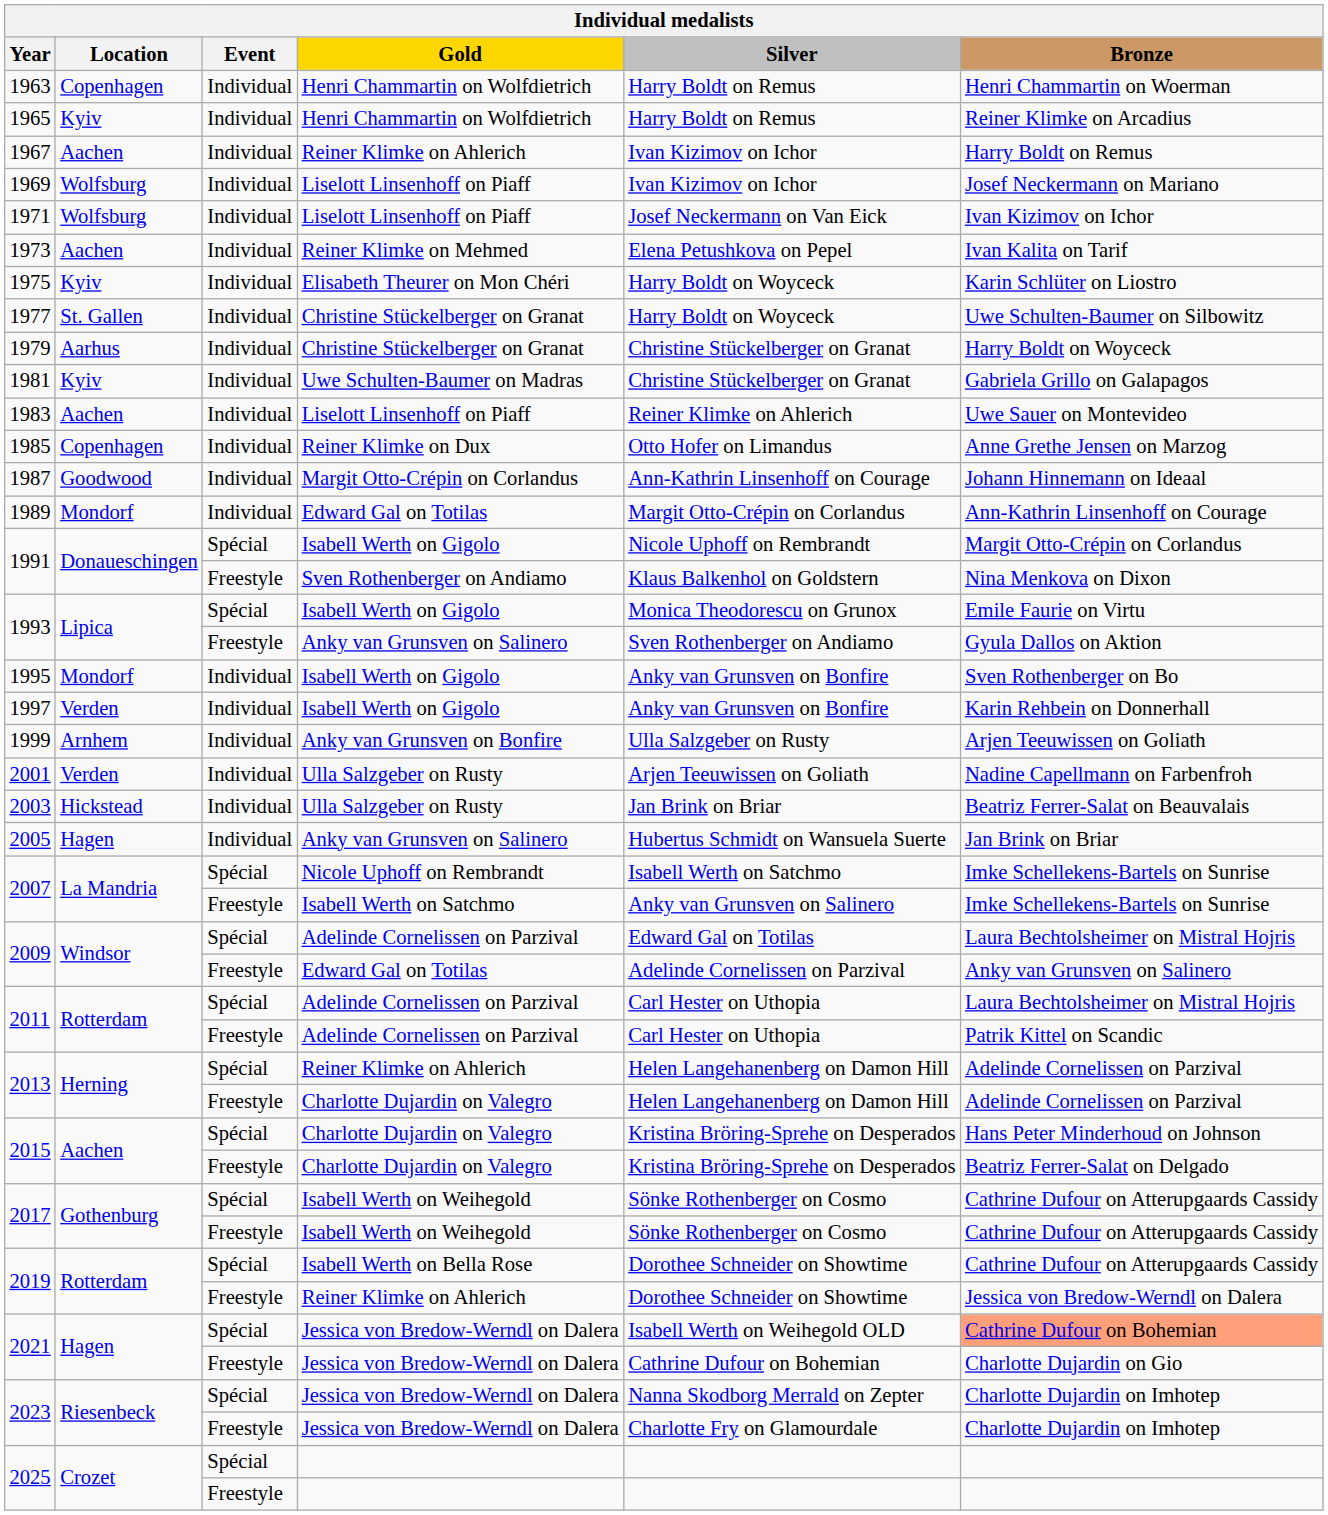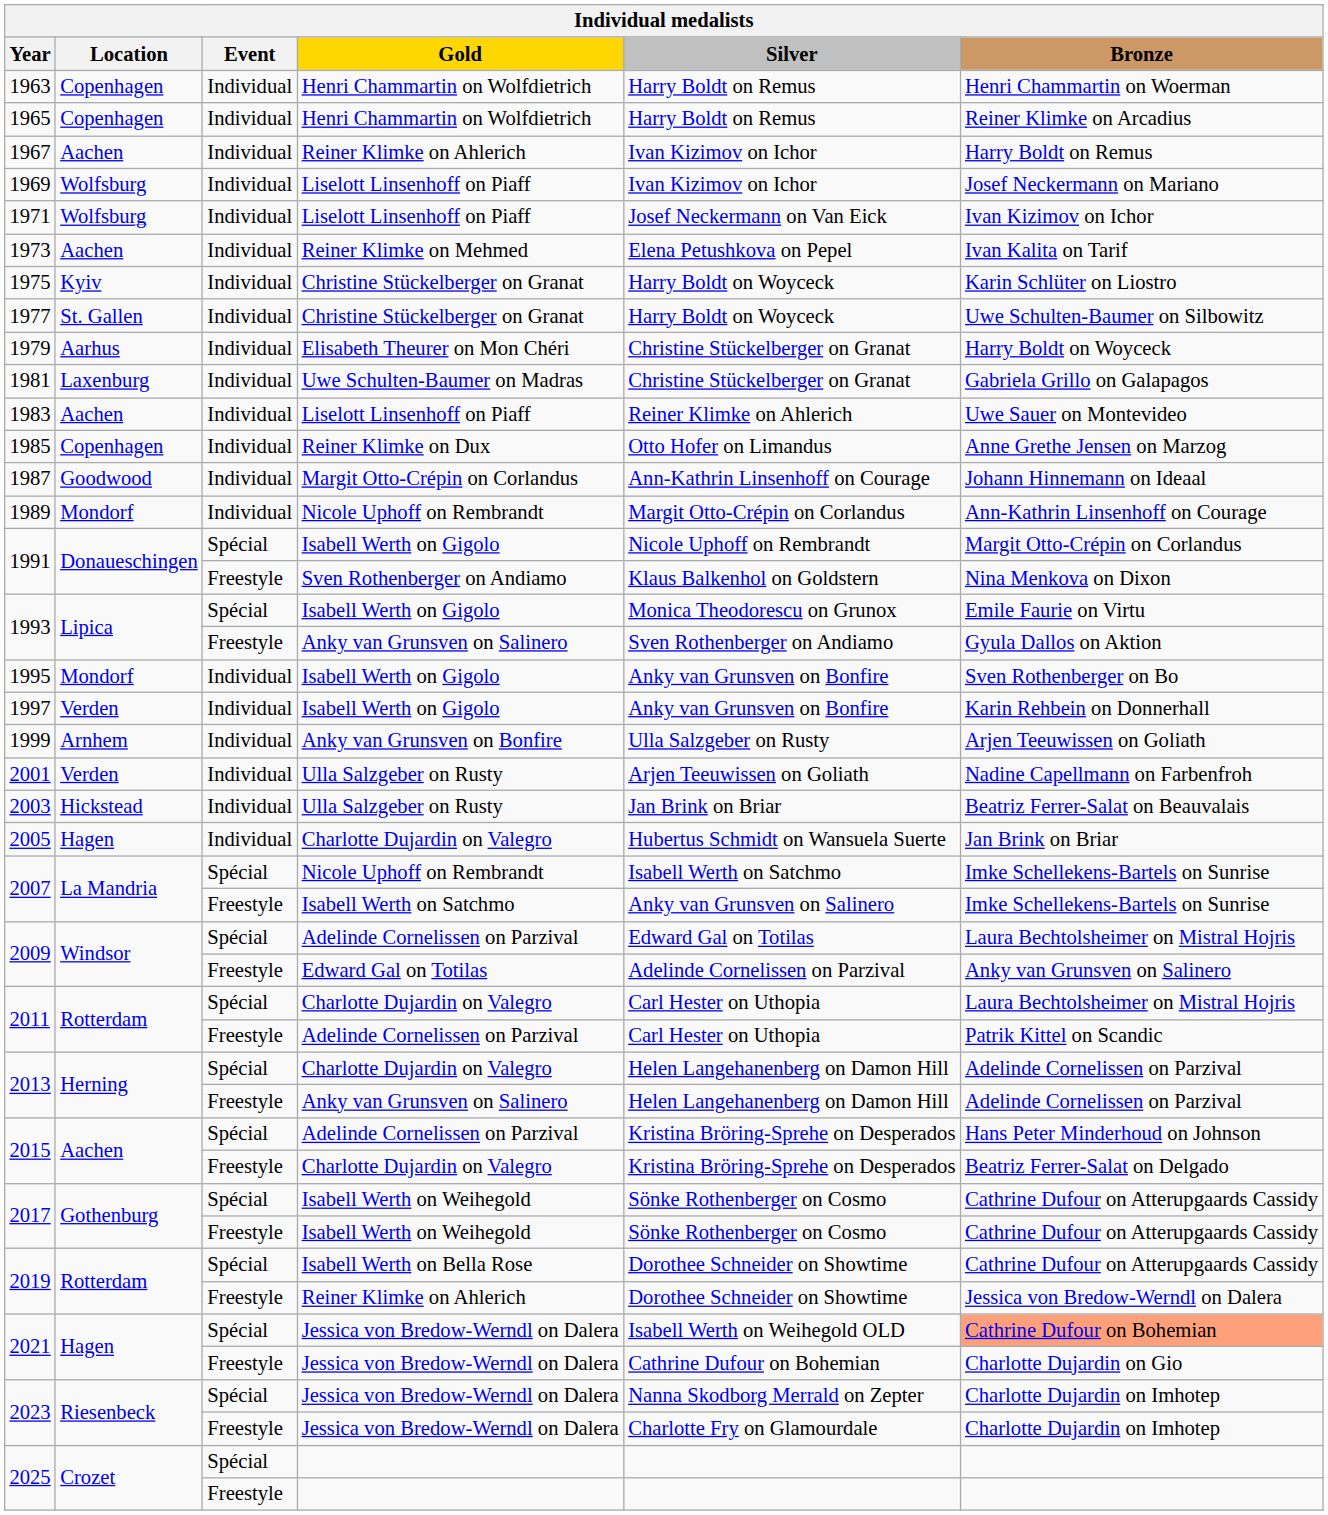(81, 119) Kyiv -> (112, 119) Copenhagen
(436, 282) Elisabeth Theurer on Mon Chéri -> (443, 282) Christine Stückelberger on Granat
(443, 348) Christine Stückelberger on Granat -> (436, 348) Elisabeth Theurer on Mon Chéri
(81, 380) Kyiv -> (105, 380) Laxenburg
(394, 511) Edward Gal on Totilas -> (423, 511) Nicole Uphoff on Rembrandt
(435, 839) Anky van Grunsven on Salinero -> (427, 839) Charlotte Dujardin on Valegro
(440, 1002) Adelinde Cornelissen on Parzival -> (427, 1002) Charlotte Dujardin on Valegro
(414, 1068) Reiner Klimke on Ahlerich -> (427, 1068) Charlotte Dujardin on Valegro
(427, 1101) Charlotte Dujardin on Valegro -> (435, 1101) Anky van Grunsven on Salinero
(427, 1133) Charlotte Dujardin on Valegro -> (440, 1133) Adelinde Cornelissen on Parzival
